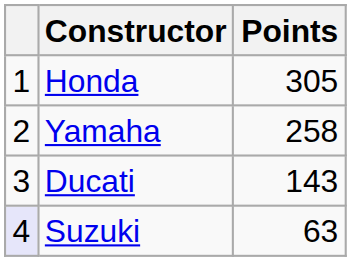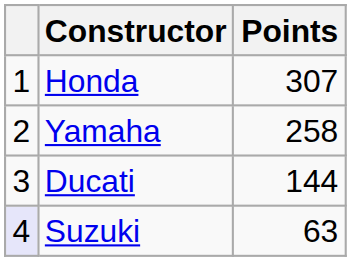(312, 81) 305 -> (312, 81) 307
(312, 181) 143 -> (312, 181) 144
